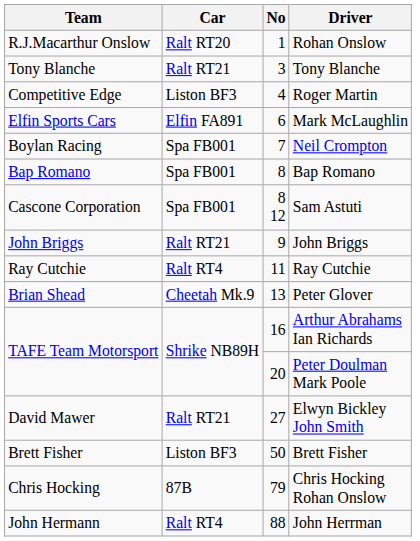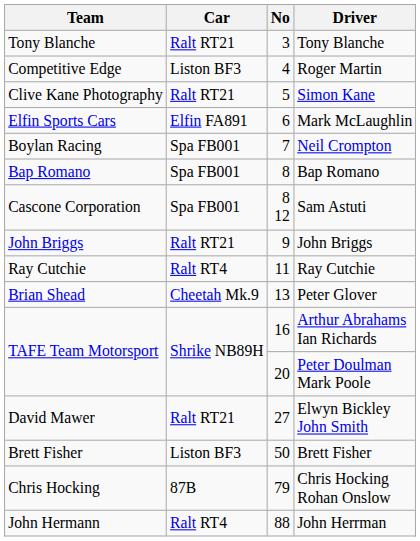- row: (340, 43)
+ row: (336, 95)
